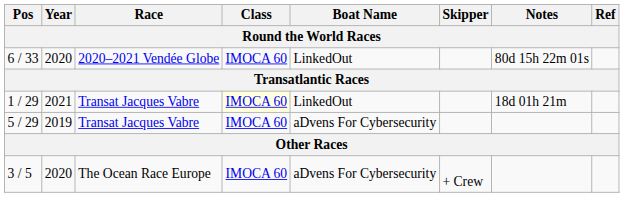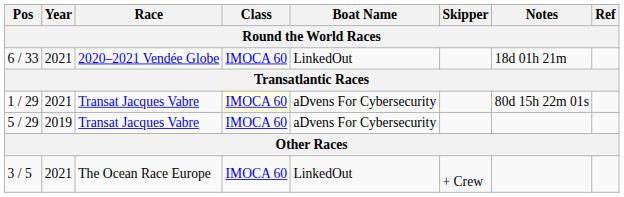(58, 58) 2020 -> (58, 58) 2021
(542, 58) 80d 15h 22m 01s -> (531, 58) 18d 01h 21m
(323, 101) LinkedOut -> (365, 101) aDvens For Cybersecurity
(531, 101) 18d 01h 21m -> (542, 101) 80d 15h 22m 01s
(58, 173) 2020 -> (58, 173) 2021
(365, 173) aDvens For Cybersecurity -> (323, 173) LinkedOut
